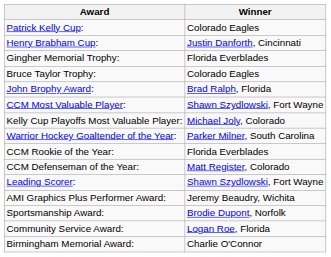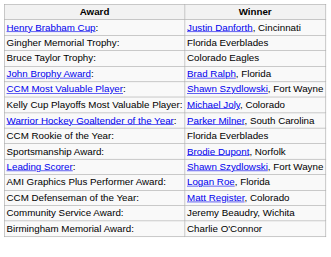- row: (45, 27)
rows swapped: (73, 167) <-> (55, 213)
(241, 197) Jeremy Beaudry, Wichita -> (229, 182) Logan Roe, Florida
(229, 228) Logan Roe, Florida -> (241, 213) Jeremy Beaudry, Wichita
